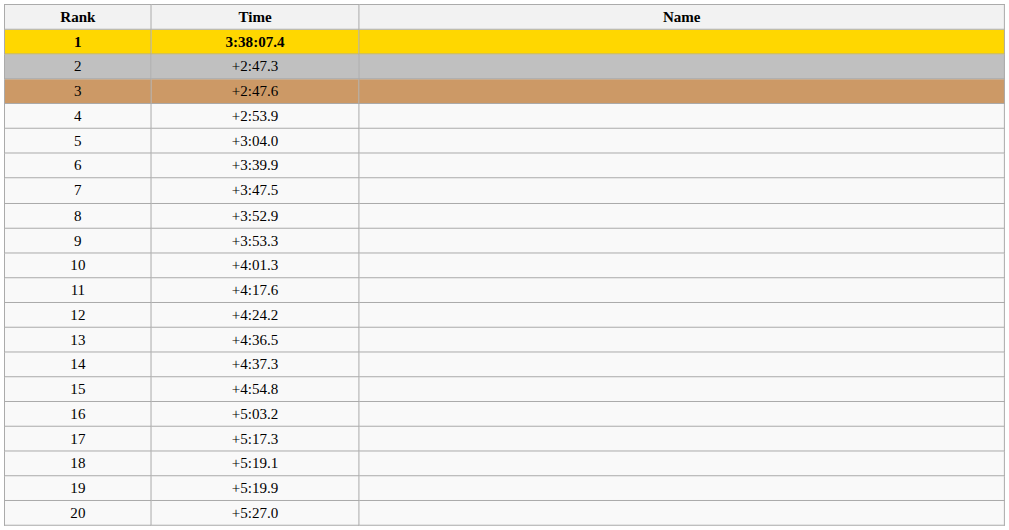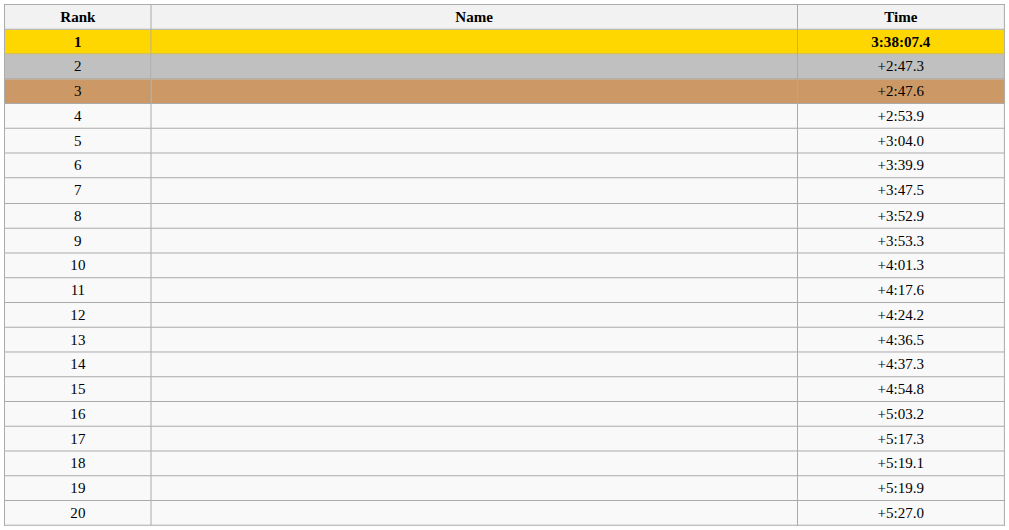columns swapped: (682, 17) <-> (255, 17)
